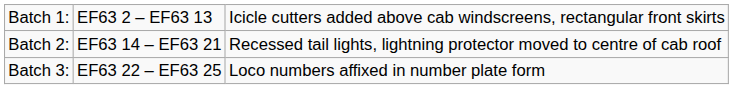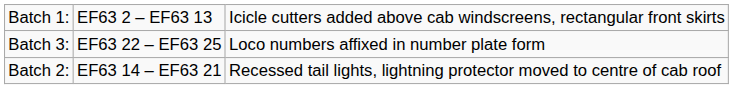rows swapped: (39, 44) <-> (39, 70)
